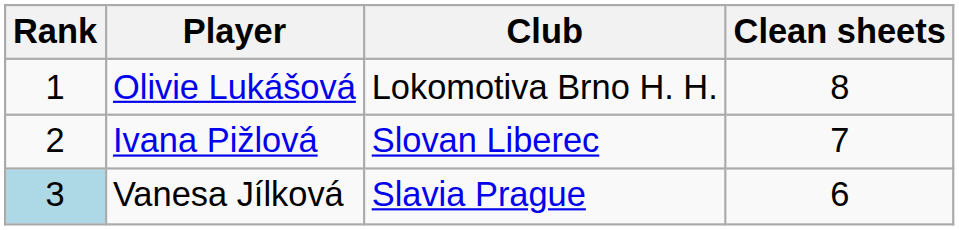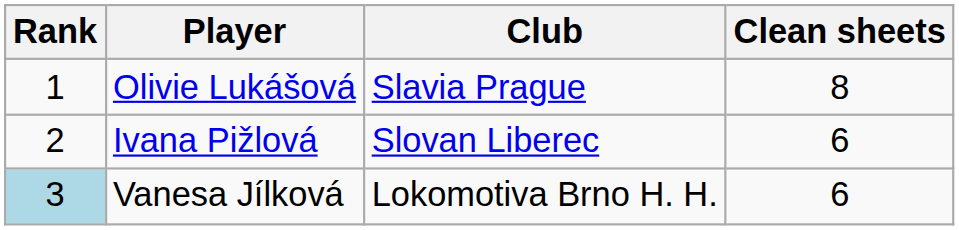(545, 86) Lokomotiva Brno H. H. -> (479, 86) Slavia Prague
(840, 140) 7 -> (840, 140) 6
(479, 195) Slavia Prague -> (545, 195) Lokomotiva Brno H. H.
